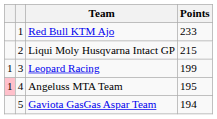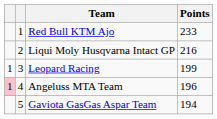(188, 50) 215 -> (188, 50) 216
(188, 87) 195 -> (188, 87) 196
